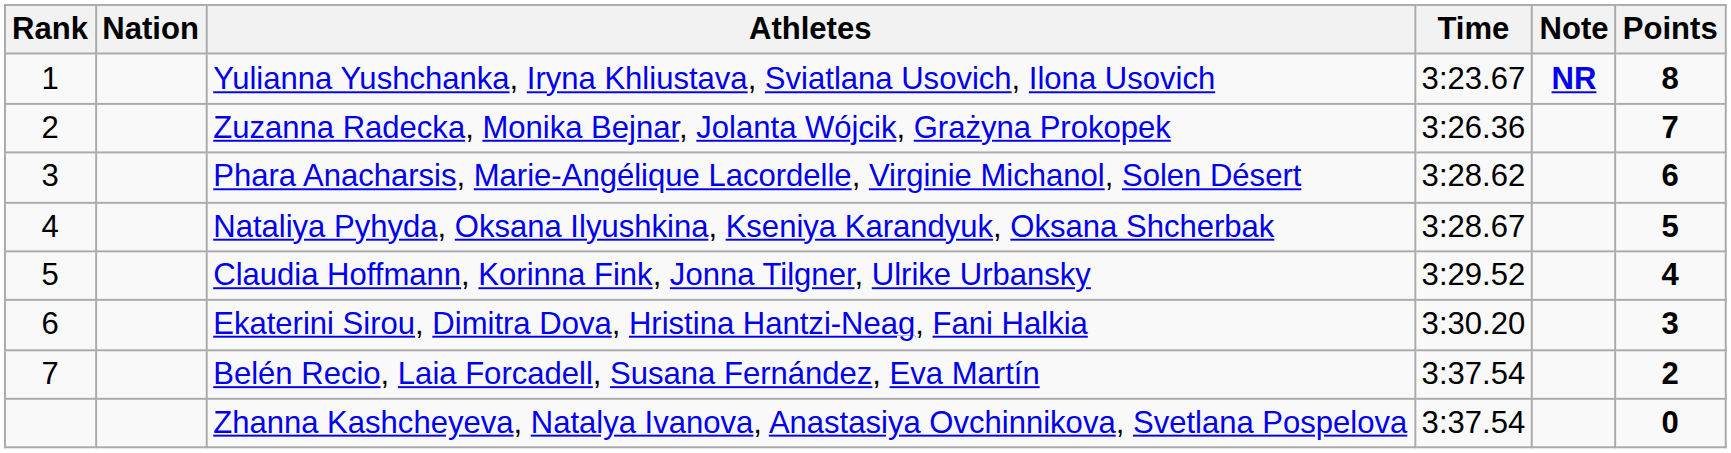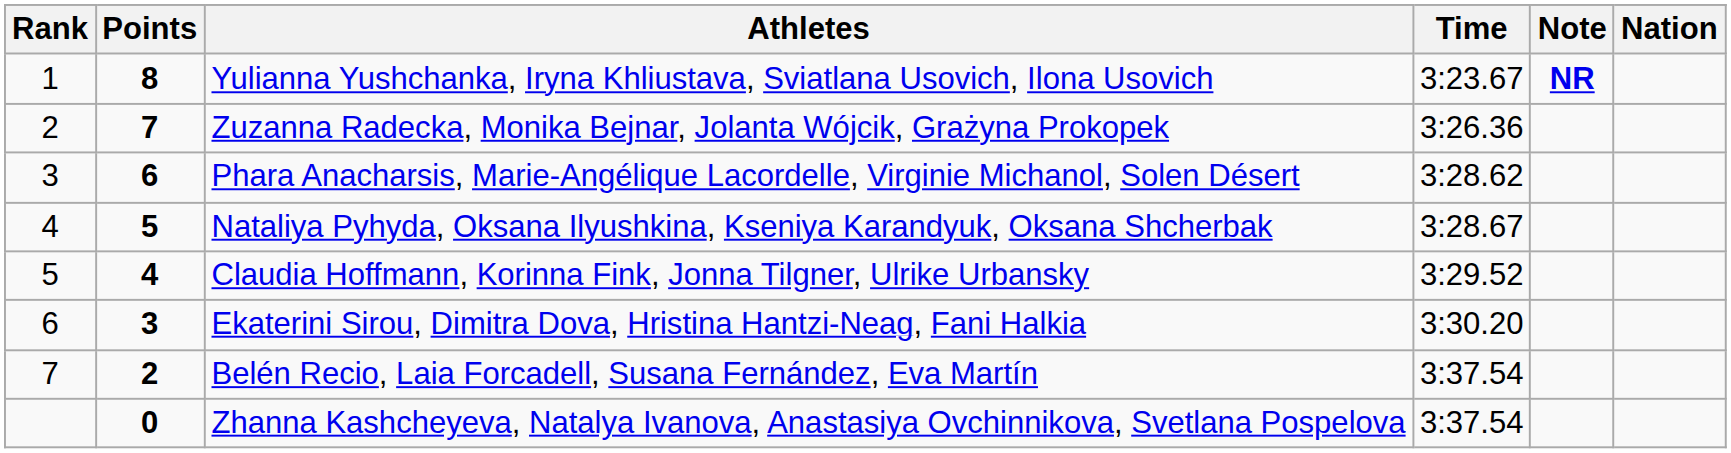columns swapped: (151, 29) <-> (1670, 29)
